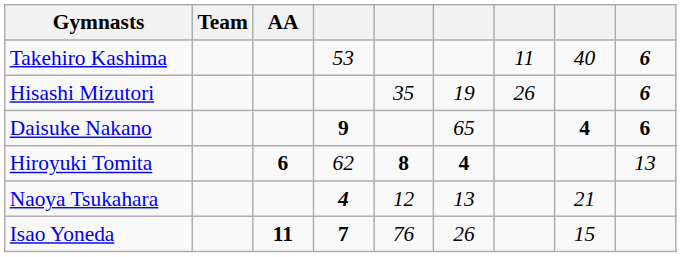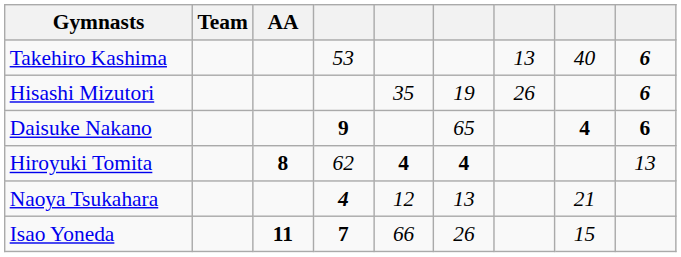(524, 57) 11 -> (524, 57) 13
(283, 163) 6 -> (283, 163) 8
(404, 163) 8 -> (404, 163) 4
(404, 234) 76 -> (404, 234) 66
